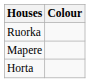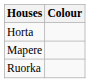rows swapped: (20, 68) <-> (24, 31)
